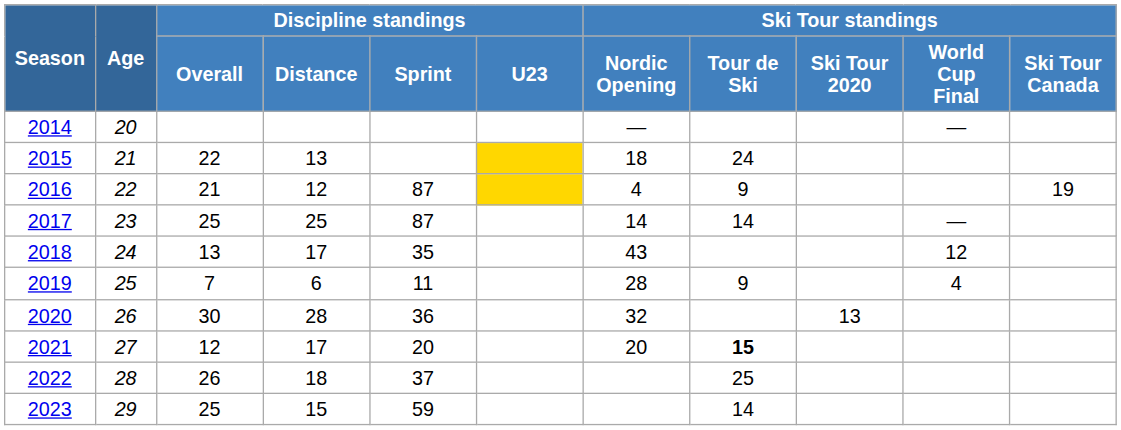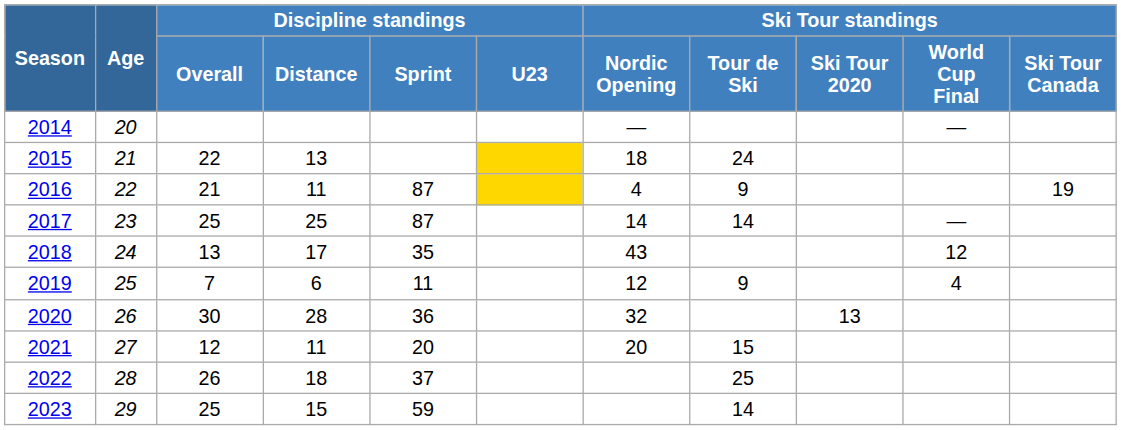(316, 190) 12 -> (316, 190) 11
(636, 284) 28 -> (636, 284) 12
(316, 346) 17 -> (316, 346) 11
(743, 346) bold -> (743, 346) normal
